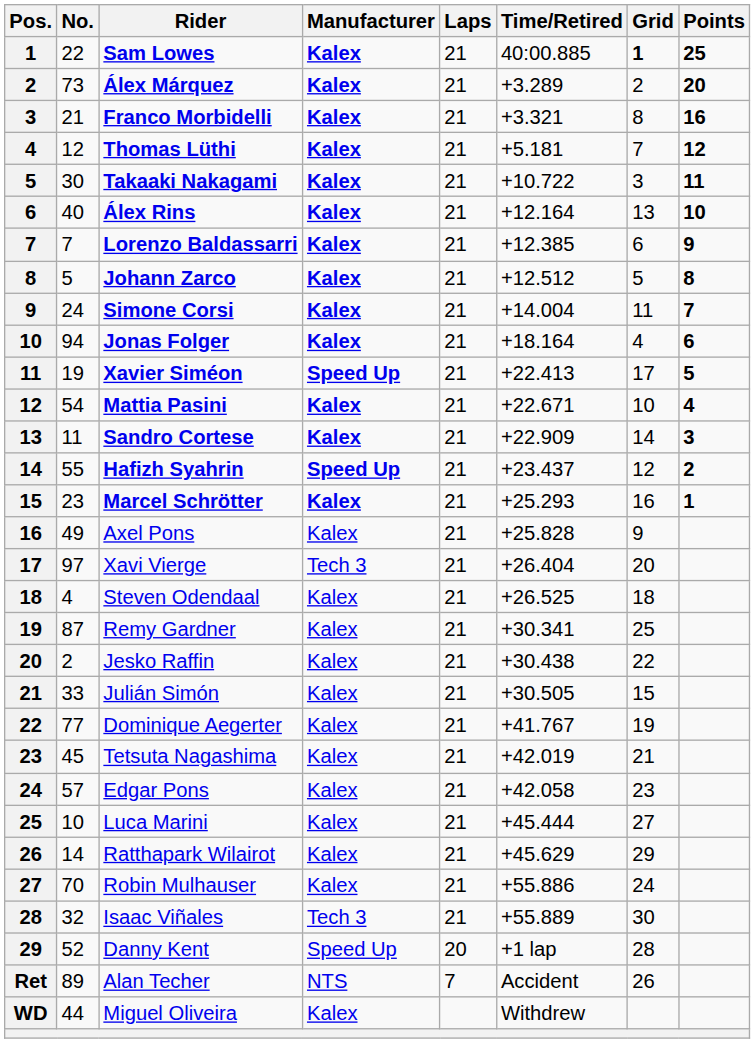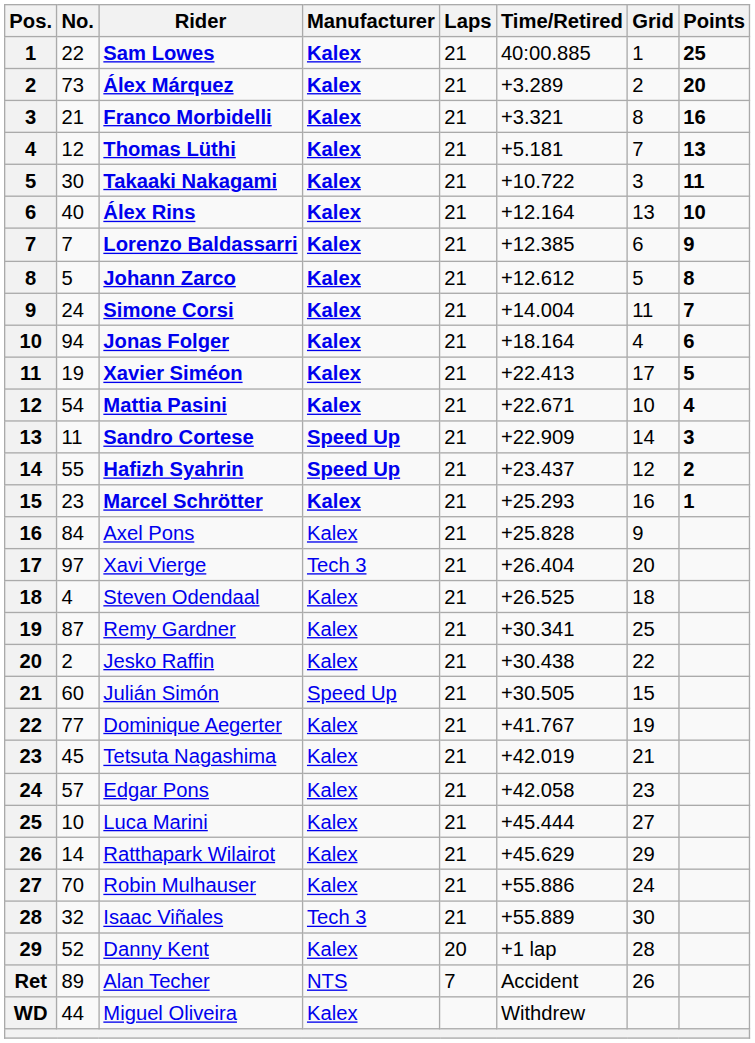(638, 53) bold -> (638, 53) normal
(694, 149) 12 -> (694, 149) 13
(538, 277) +12.512 -> (538, 277) +12.612
(354, 373) Speed Up -> (334, 373) Kalex
(334, 437) Kalex -> (354, 437) Speed Up
(73, 533) 49 -> (73, 533) 84
(73, 693) 33 -> (73, 693) 60
(332, 693) Kalex -> (352, 693) Speed Up
(352, 949) Speed Up -> (332, 949) Kalex
